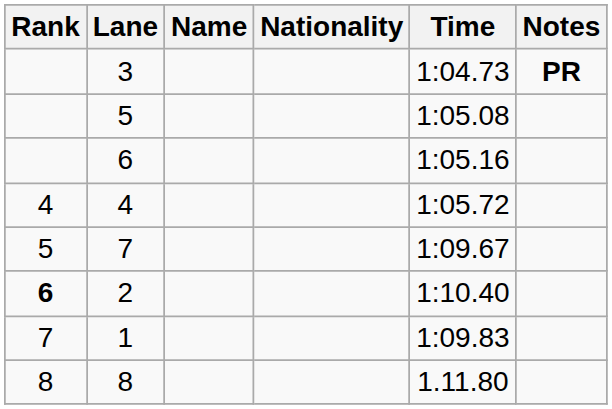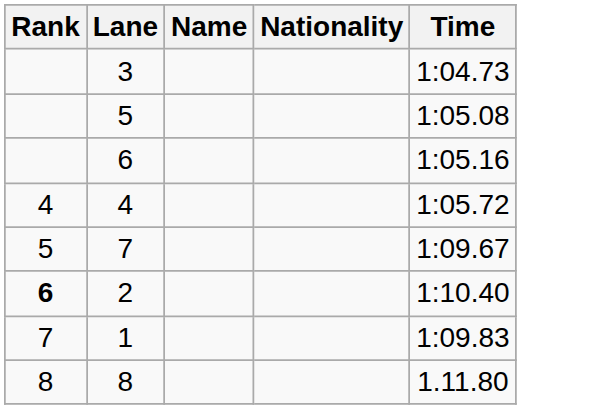- column: (561, 26)
